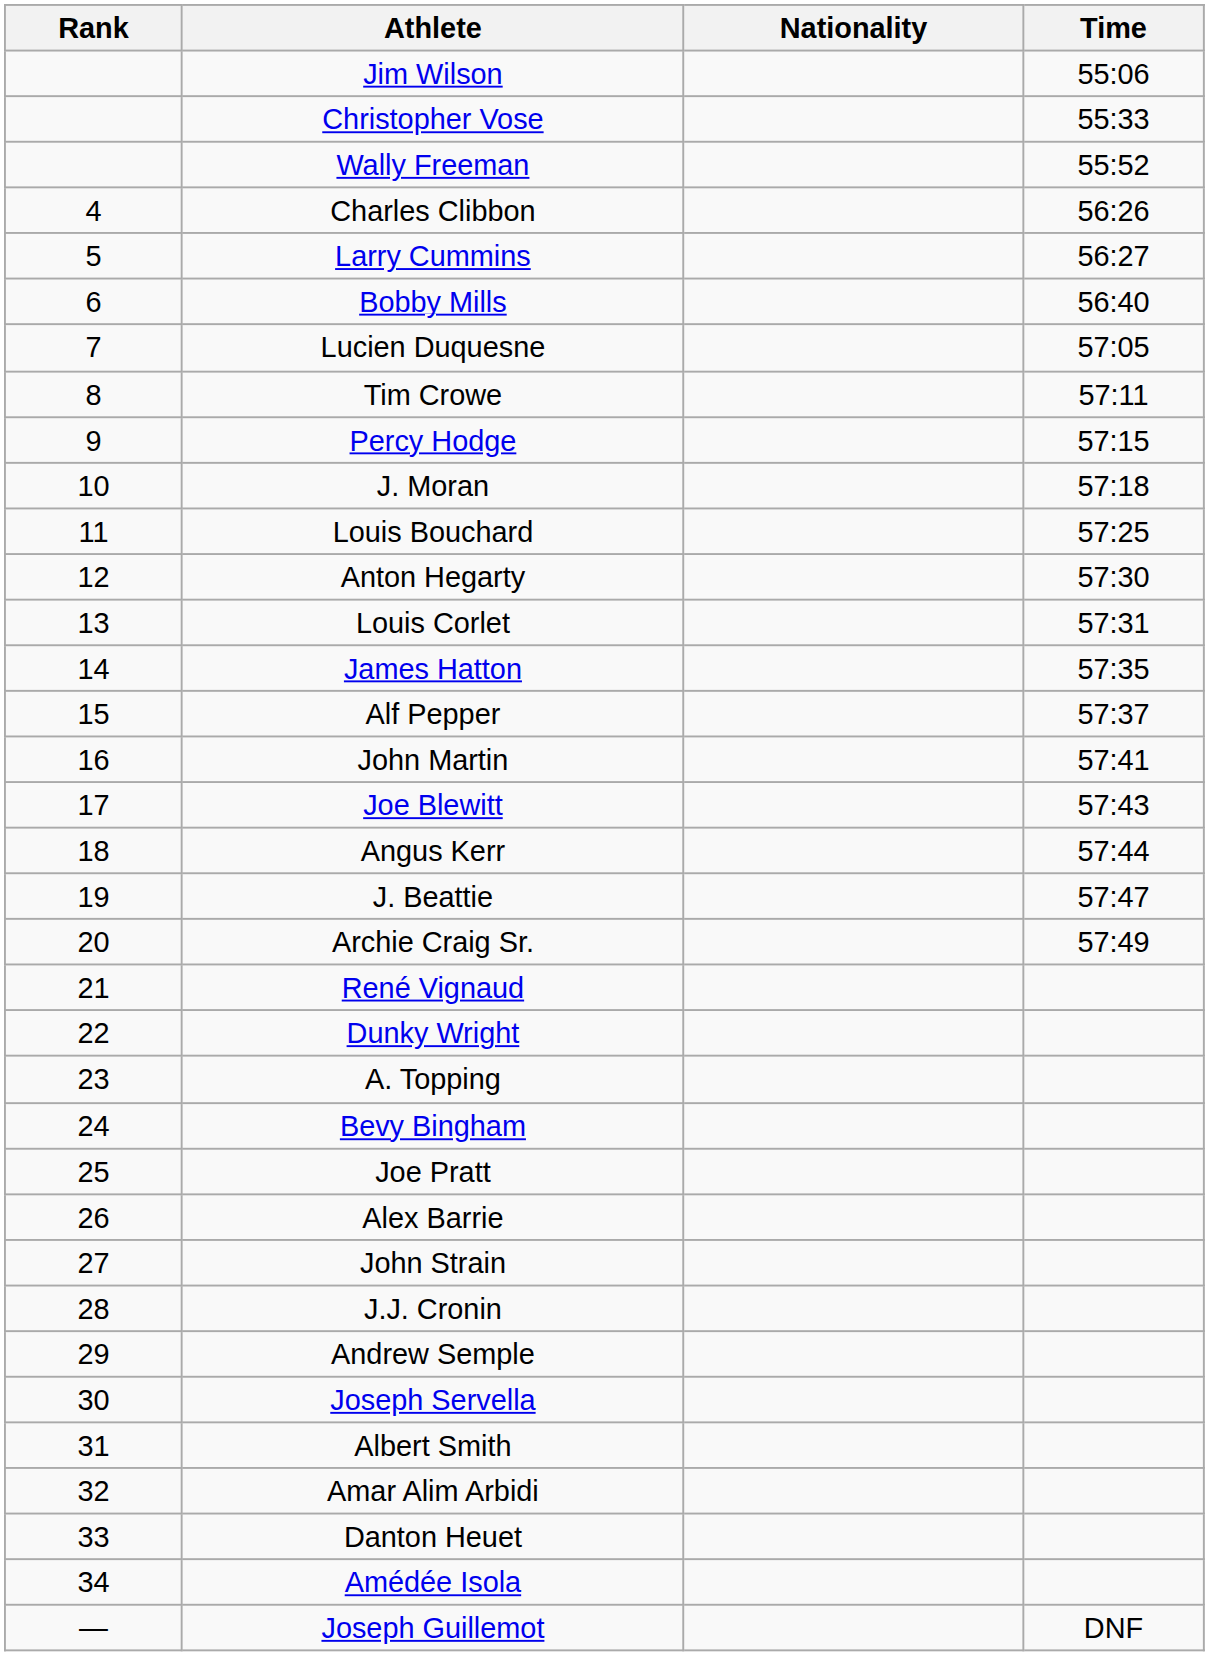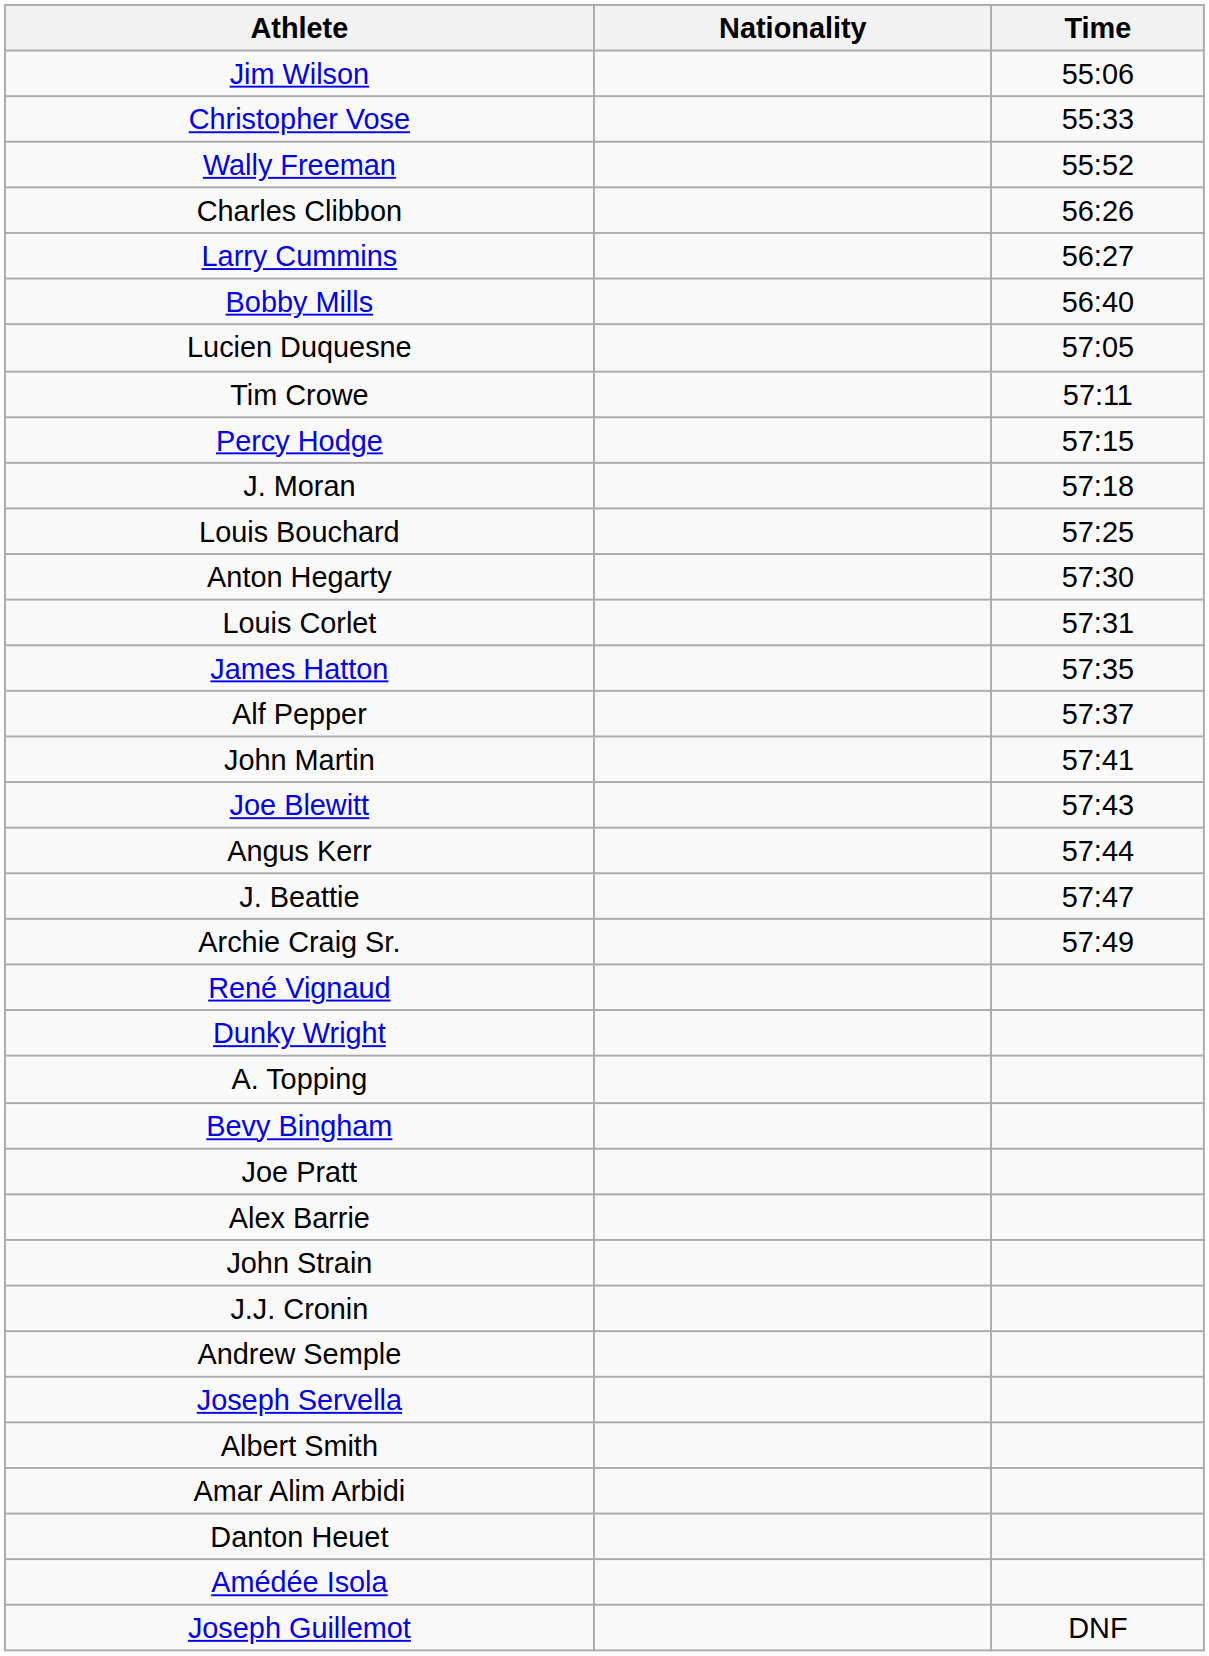- column: (93, 28)
